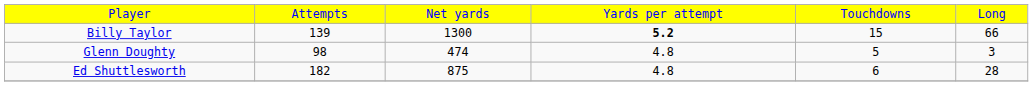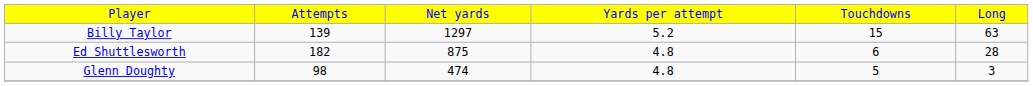(458, 33) 1300 -> (458, 33) 1297
(663, 33) bold -> (663, 33) normal
(992, 33) 66 -> (992, 33) 63
rows swapped: (129, 71) <-> (129, 52)
